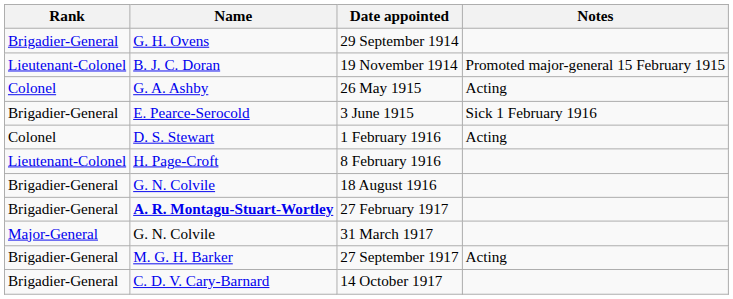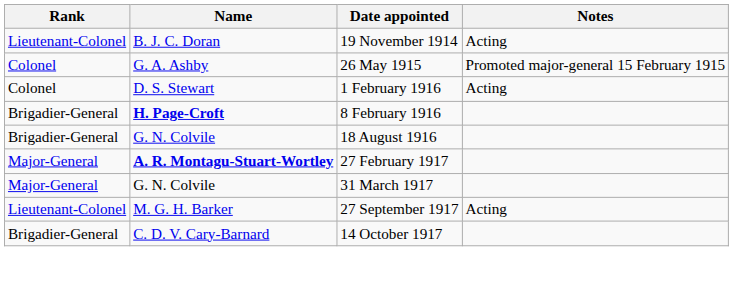- row: (399, 40)
(595, 64) Promoted major-general 15 February 1915 -> (486, 40) Acting
(486, 88) Acting -> (595, 64) Promoted major-general 15 February 1915
- row: (377, 112)
(67, 161) Lieutenant-Colonel -> (63, 112) Brigadier-General
(176, 161) normal -> (179, 112) bold
(63, 209) Brigadier-General -> (53, 161) Major-General
(63, 257) Brigadier-General -> (67, 209) Lieutenant-Colonel
